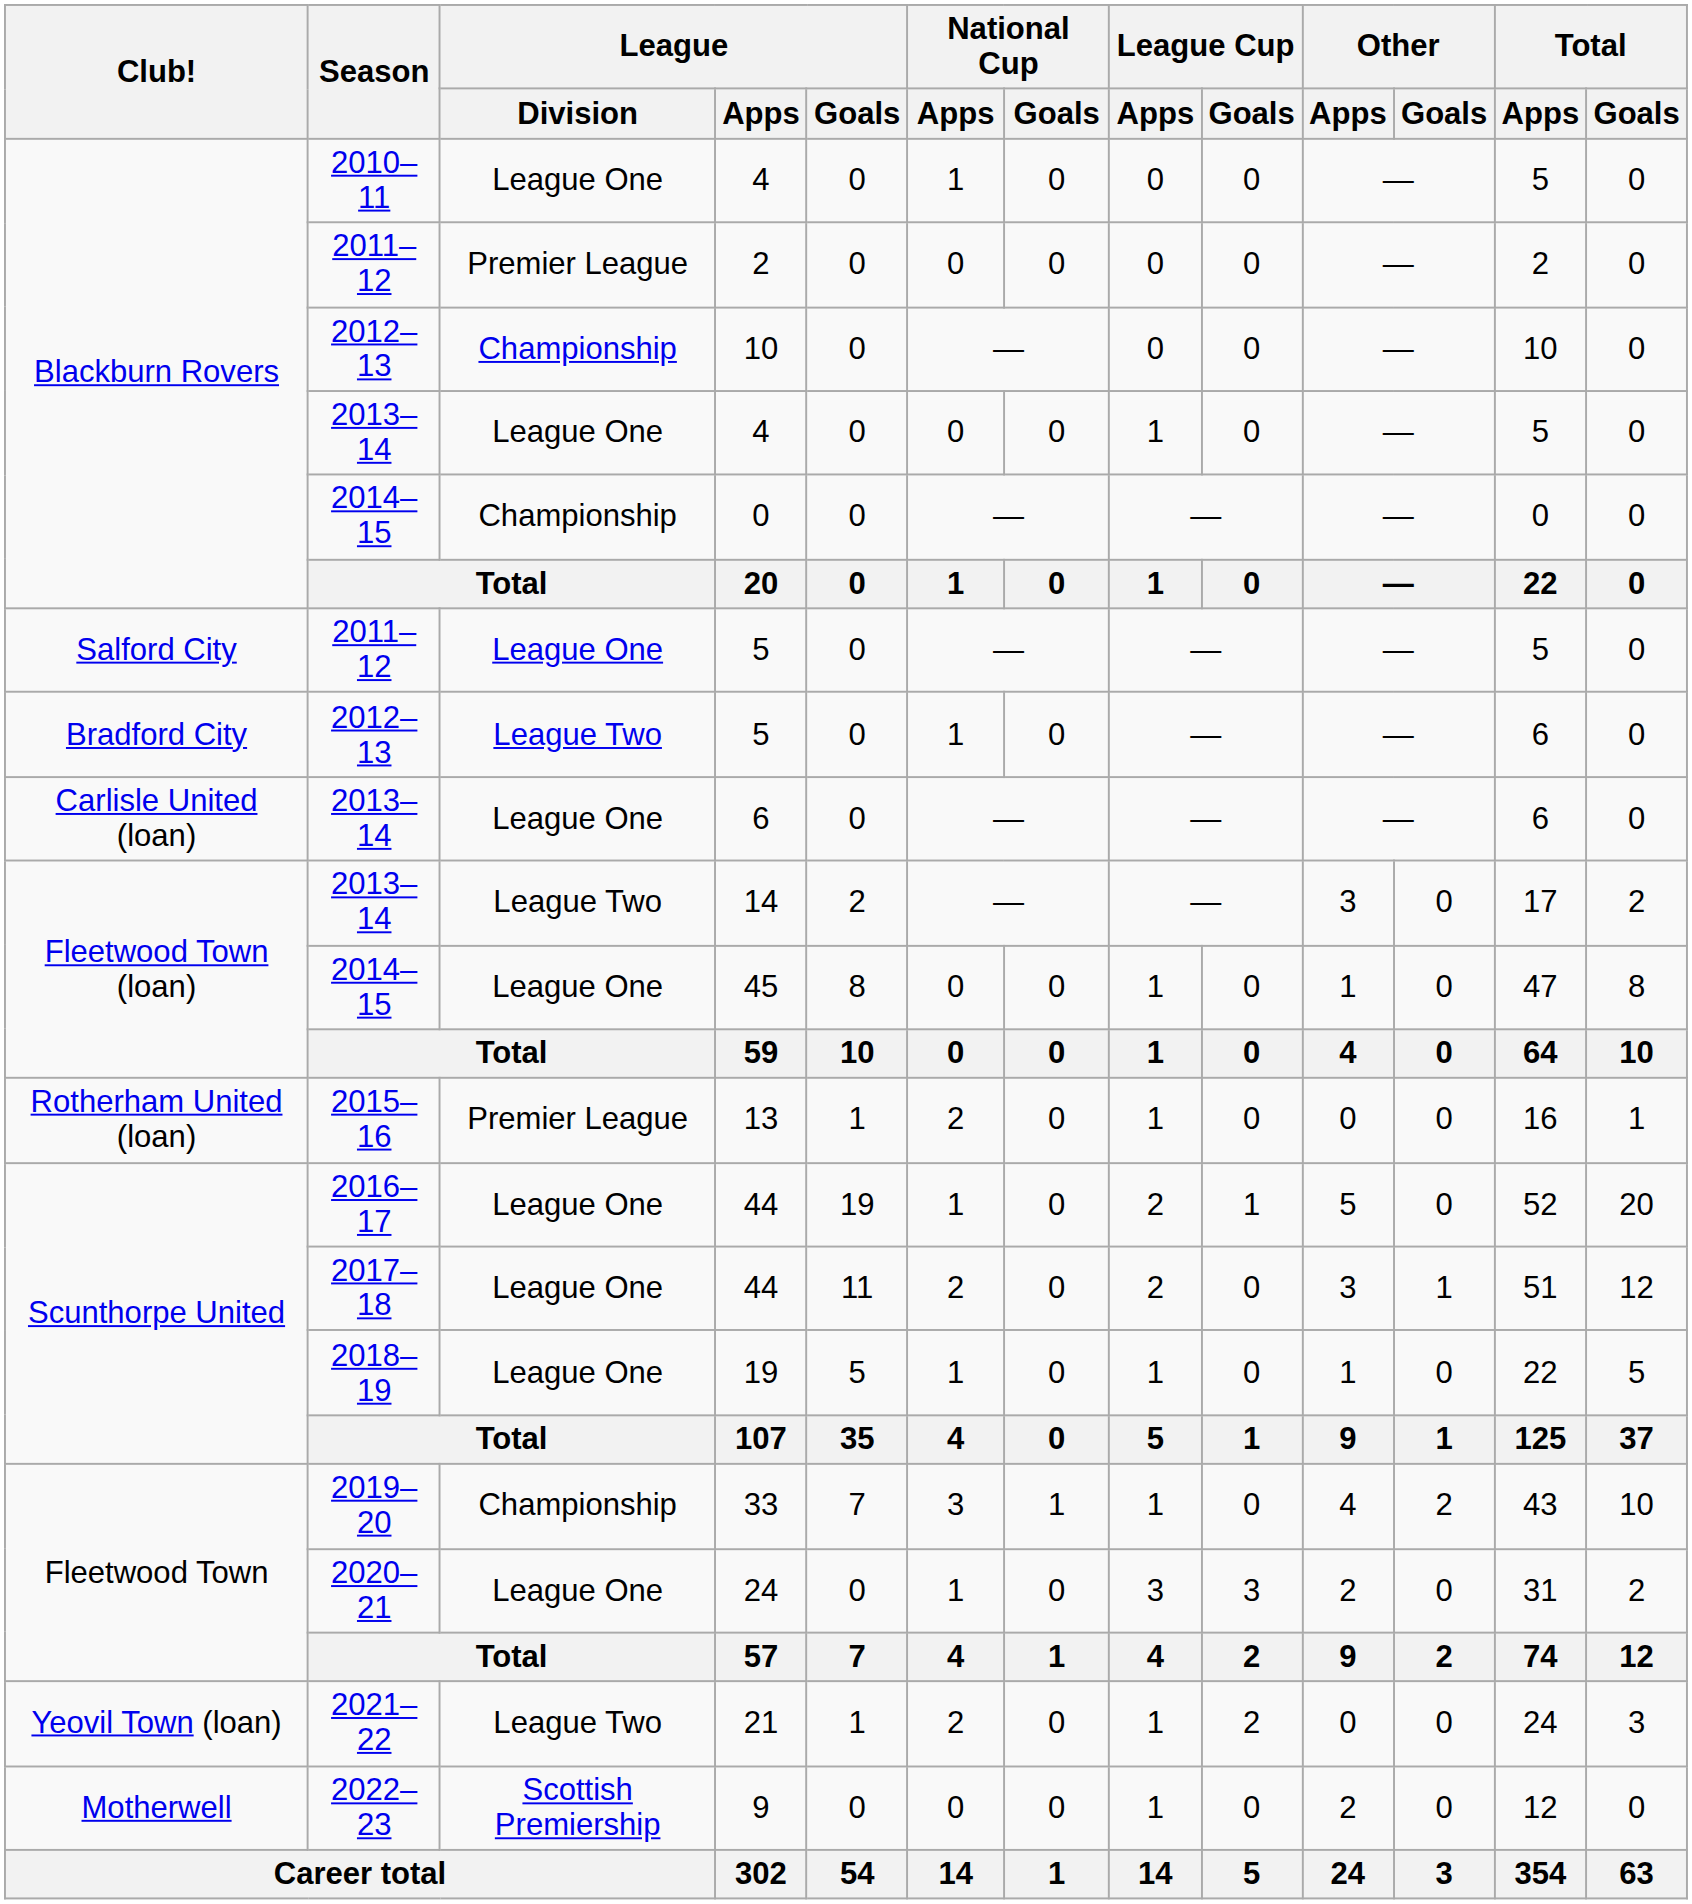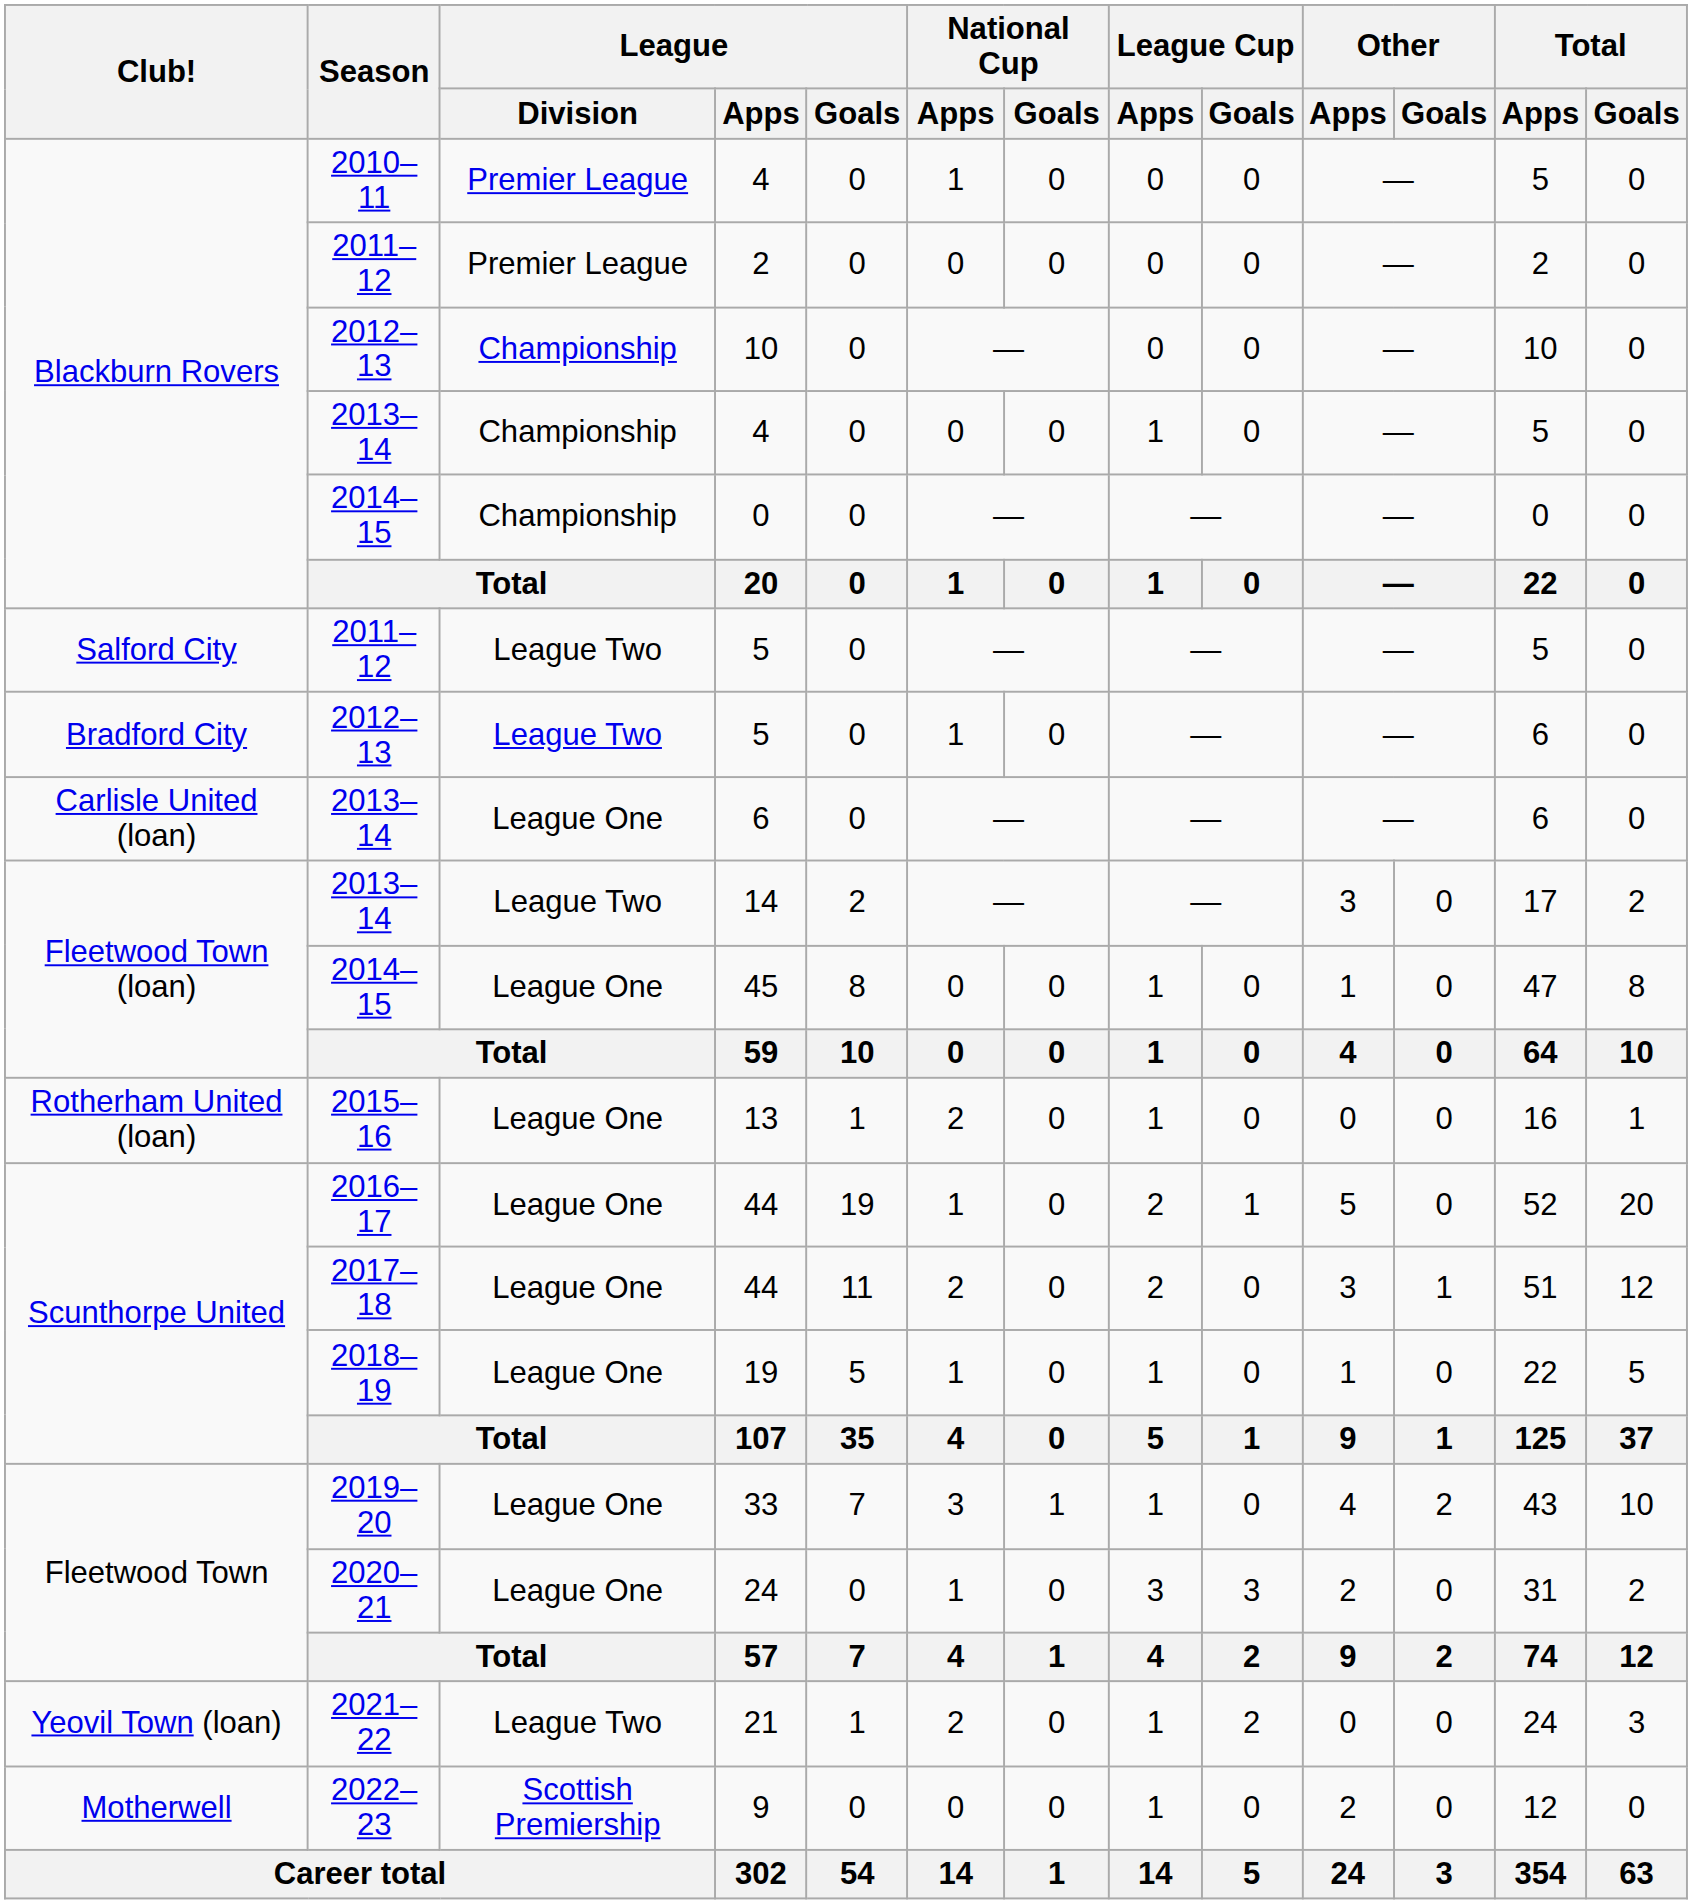(578, 179) League One -> (578, 179) Premier League
(578, 432) League One -> (578, 432) Championship
(578, 649) League One -> (578, 649) League Two
(578, 1119) Premier League -> (578, 1119) League One
(578, 1505) Championship -> (578, 1505) League One
